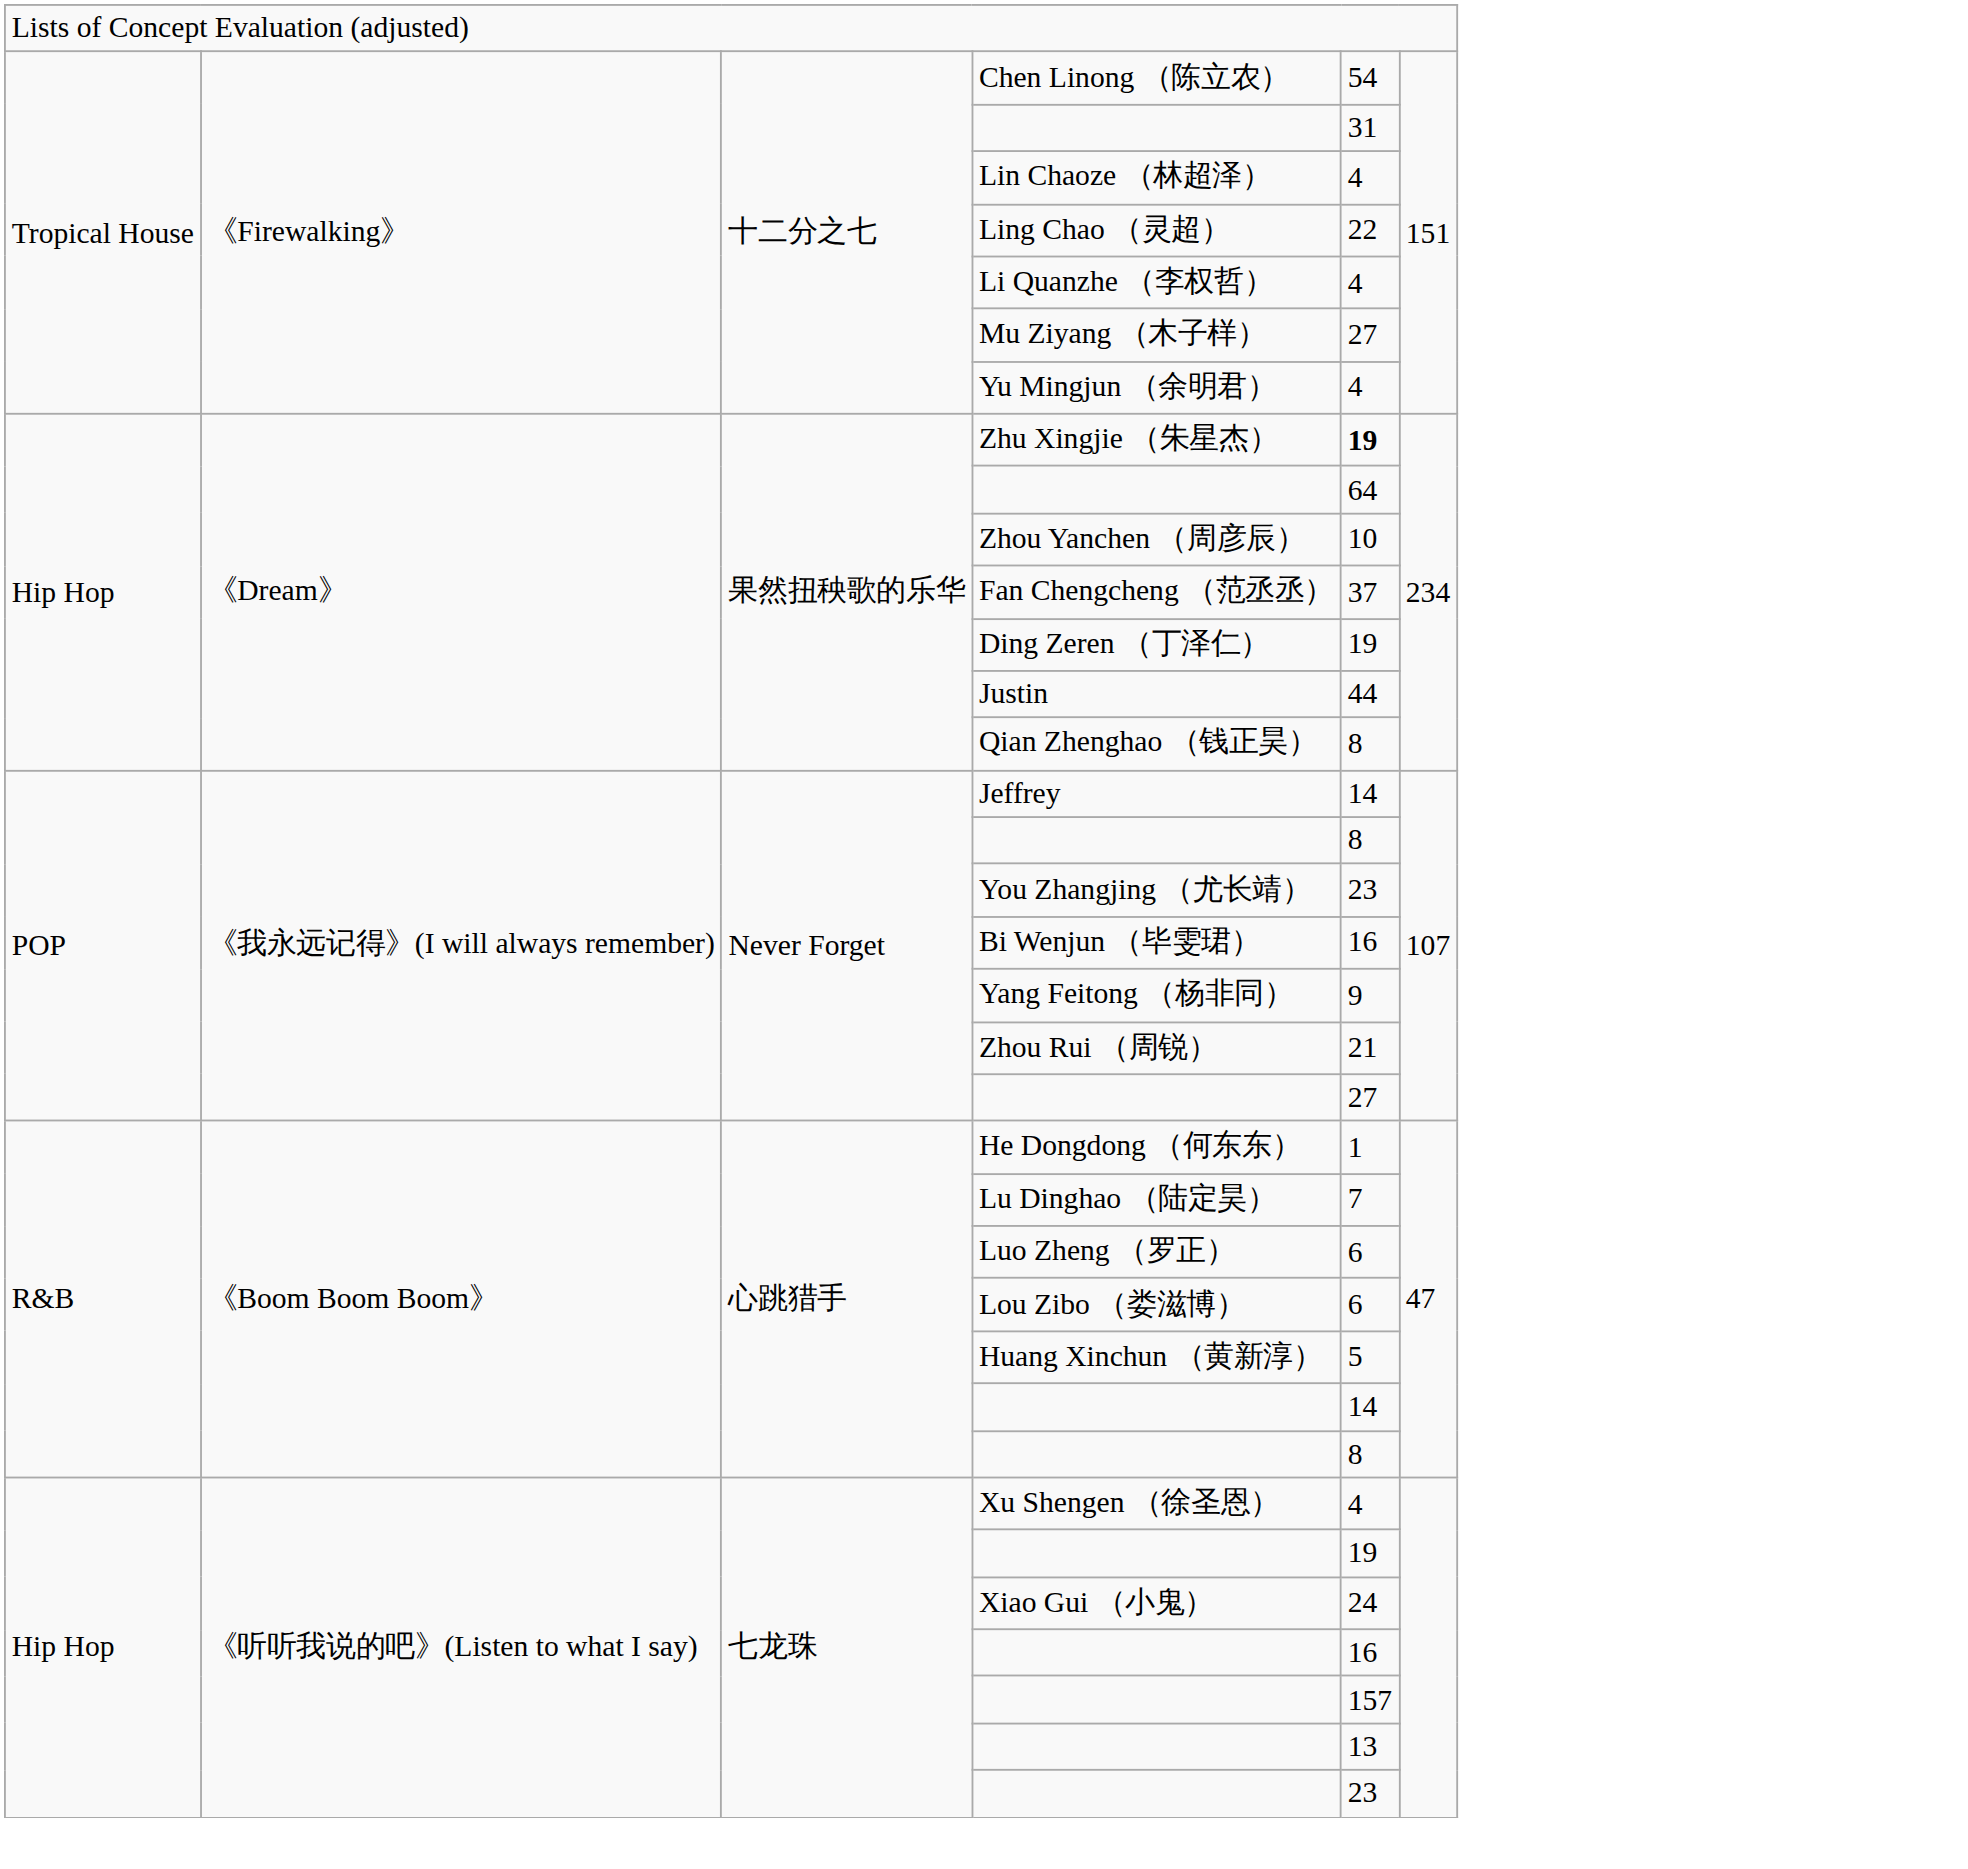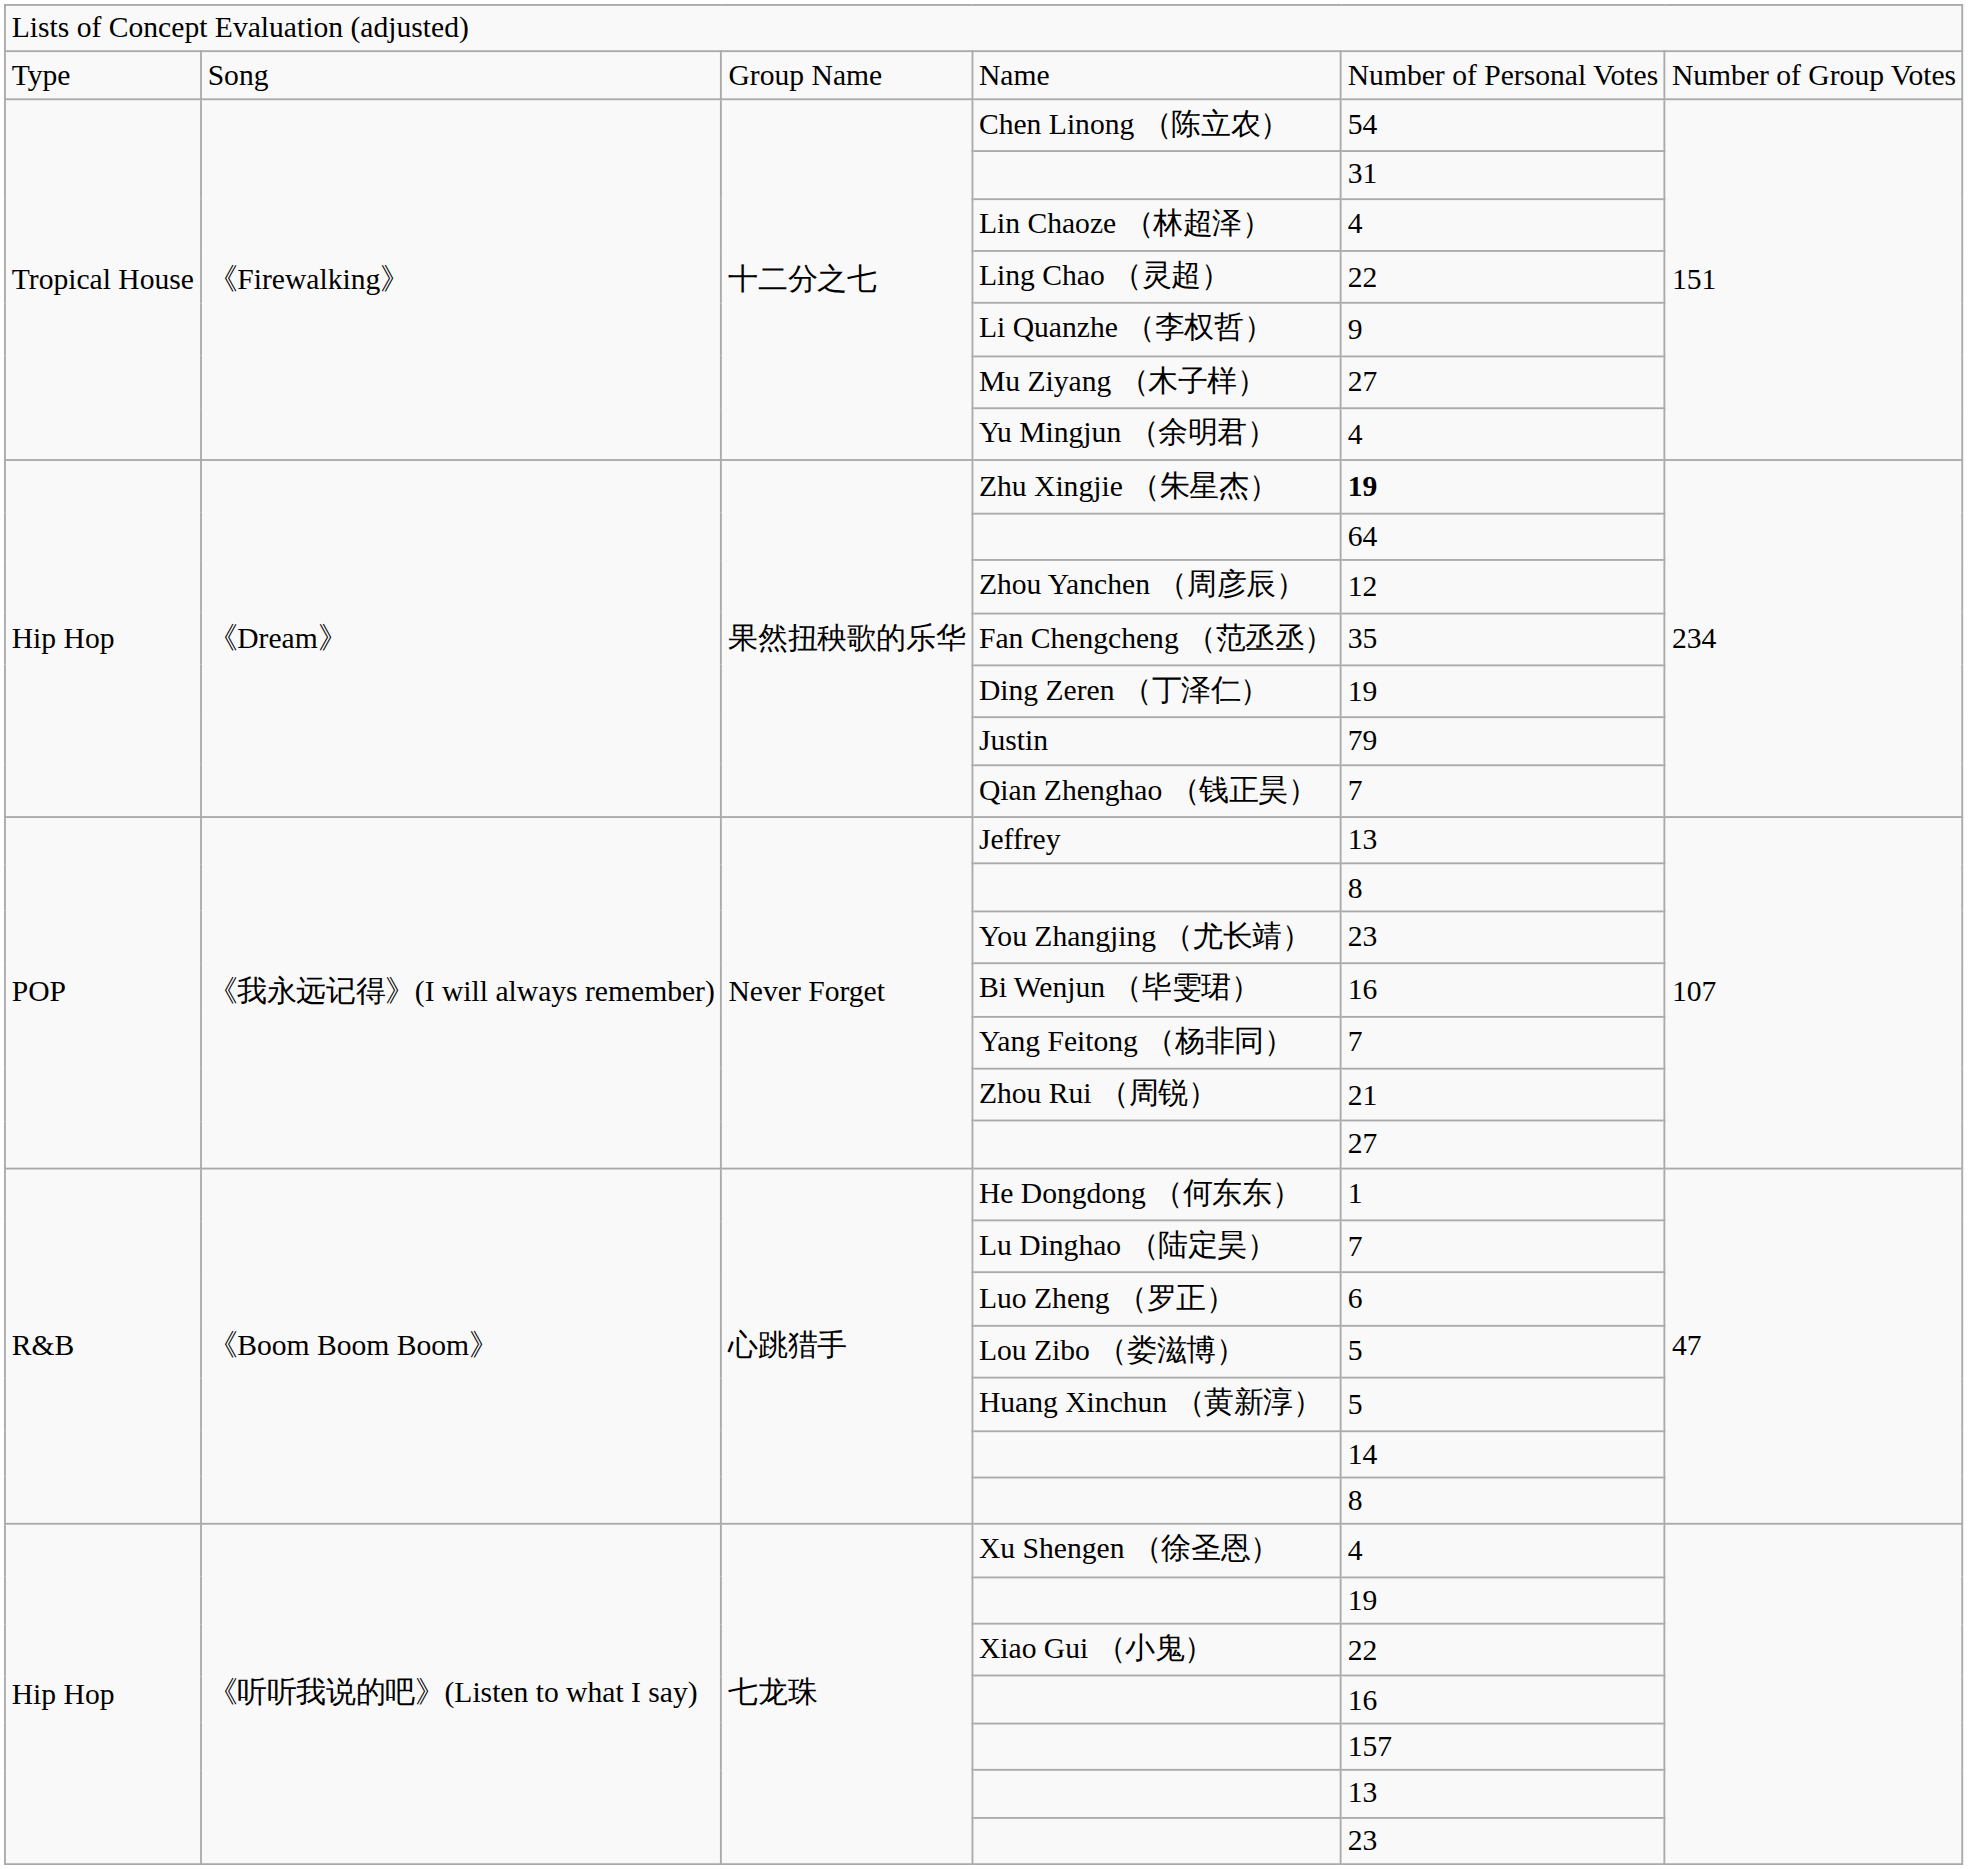+ row: (238, 74)
(1355, 282) 4 -> (1355, 329) 9
(1363, 539) 10 -> (1363, 585) 12
(1363, 591) 37 -> (1363, 638) 35
(1363, 693) 44 -> (1363, 740) 79
(1355, 743) 8 -> (1355, 790) 7
(1363, 793) 14 -> (1363, 840) 13
(1355, 994) 9 -> (1355, 1041) 7
(1355, 1304) 6 -> (1355, 1351) 5
(1363, 1602) 24 -> (1363, 1649) 22
